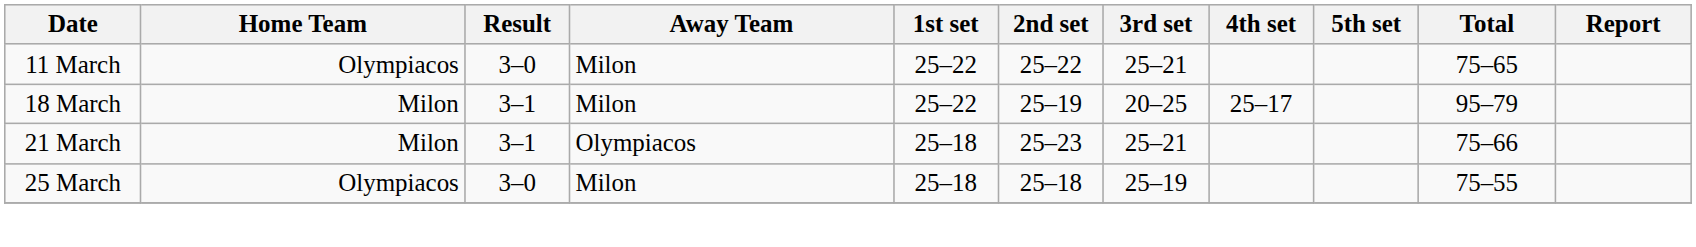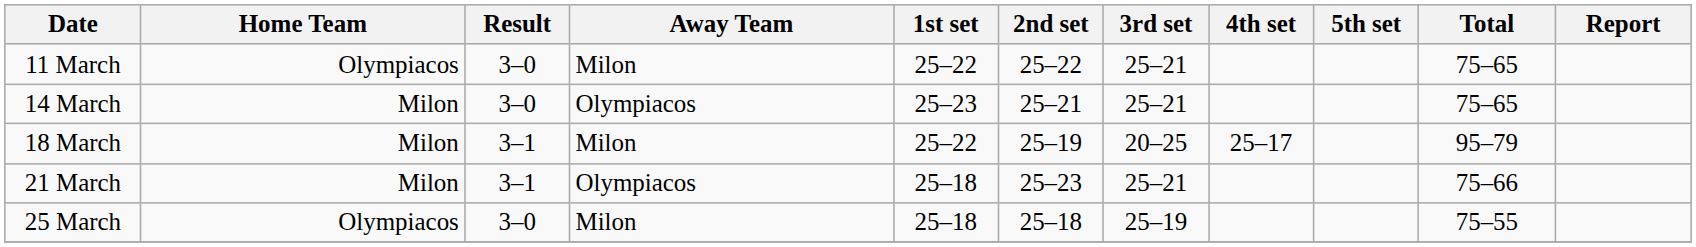+ row: (73, 103)
